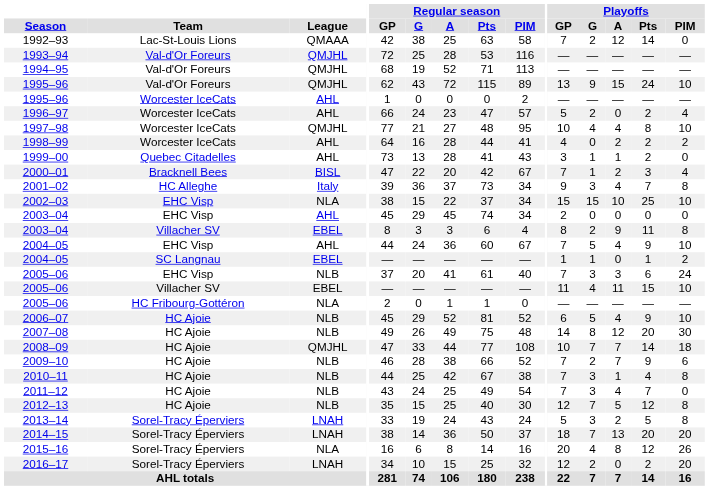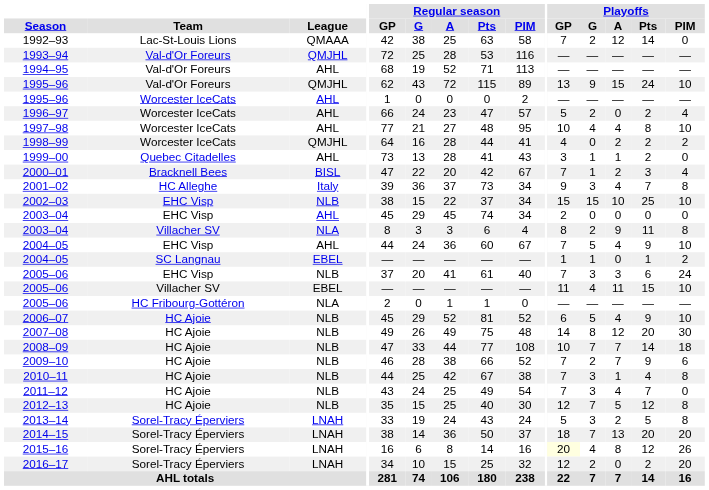(328, 69) QMJHL -> (328, 69) AHL
(328, 128) QMJHL -> (328, 128) AHL
(328, 142) AHL -> (328, 142) QMJHL
(328, 201) NLA -> (328, 201) NLB
(328, 230) EBEL -> (328, 230) NLA
(328, 347) QMJHL -> (328, 347) NLB
(328, 449) NLA -> (328, 449) LNAH
(563, 449) no background -> (563, 449) lightyellow background
